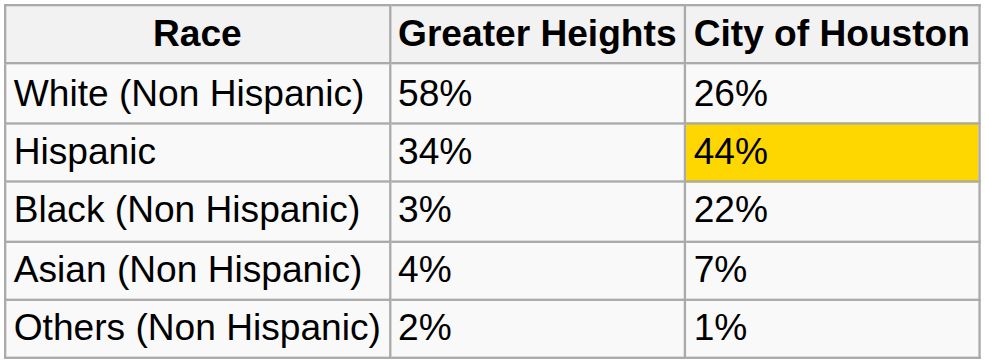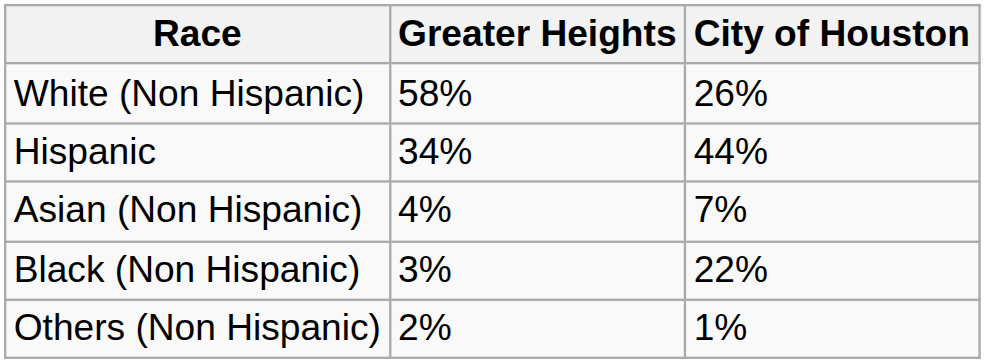(731, 151) gold background -> (731, 151) no background
rows swapped: (187, 210) <-> (188, 269)
